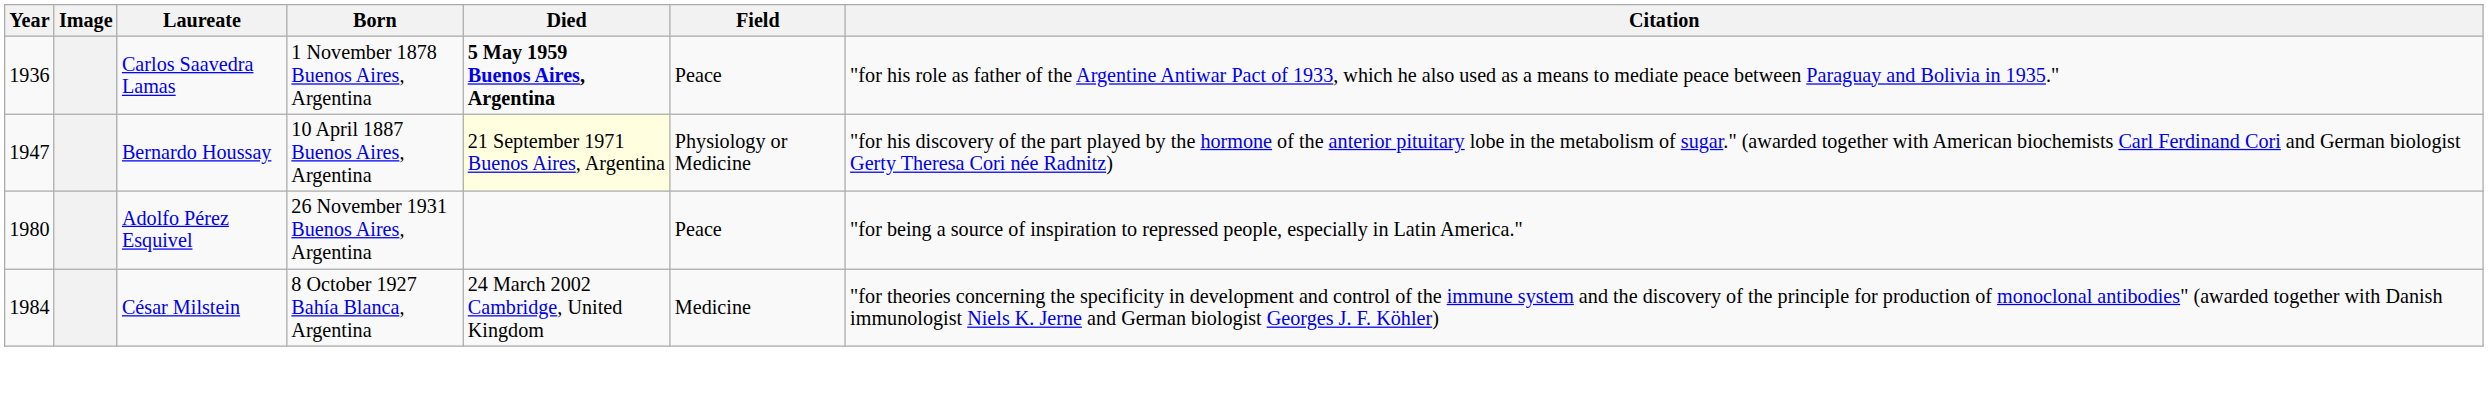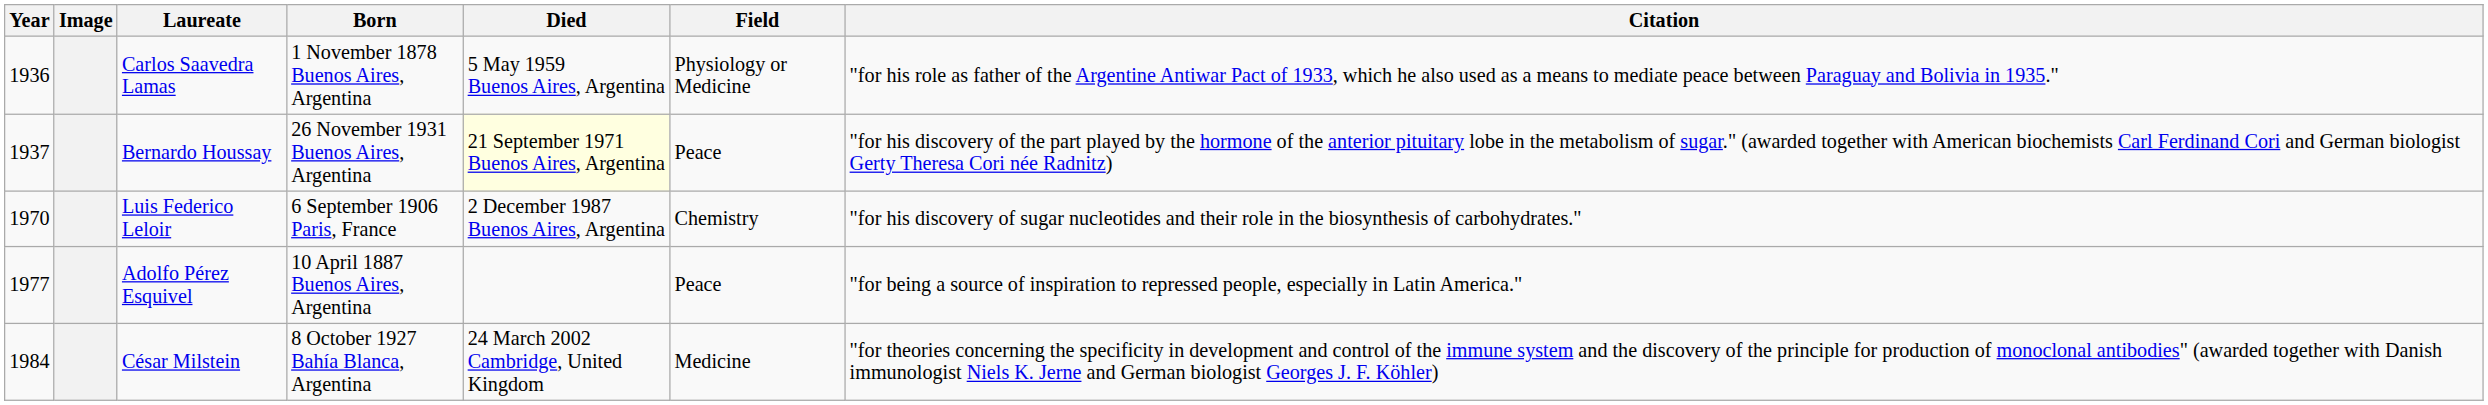(526, 75) bold -> (566, 75) normal
(698, 75) Peace -> (731, 75) Physiology or Medicine
(29, 152) 1947 -> (29, 152) 1937
(348, 152) 10 April 1887 Buenos Aires, Argentina -> (369, 152) 26 November 1931 Buenos Aires, Argentina
(731, 152) Physiology or Medicine -> (698, 152) Peace
+ row: (178, 218)
(29, 229) 1980 -> (29, 284) 1977
(369, 229) 26 November 1931 Buenos Aires, Argentina -> (348, 284) 10 April 1887 Buenos Aires, Argentina
